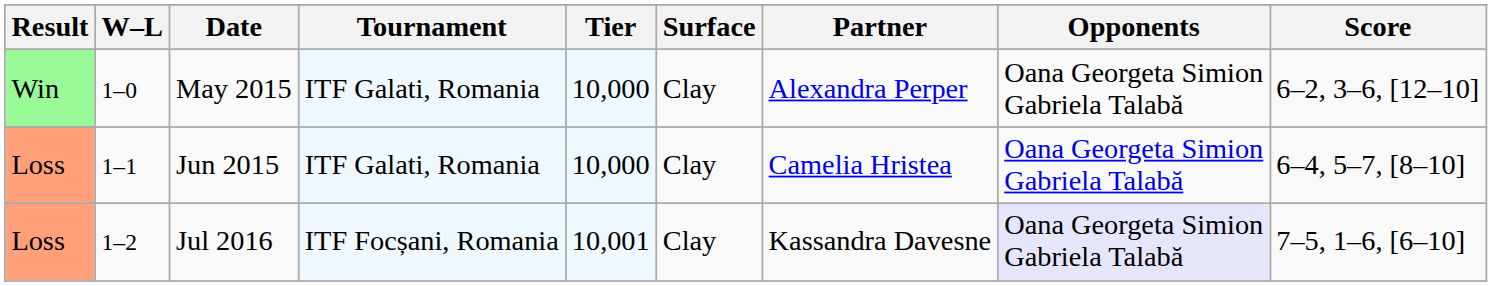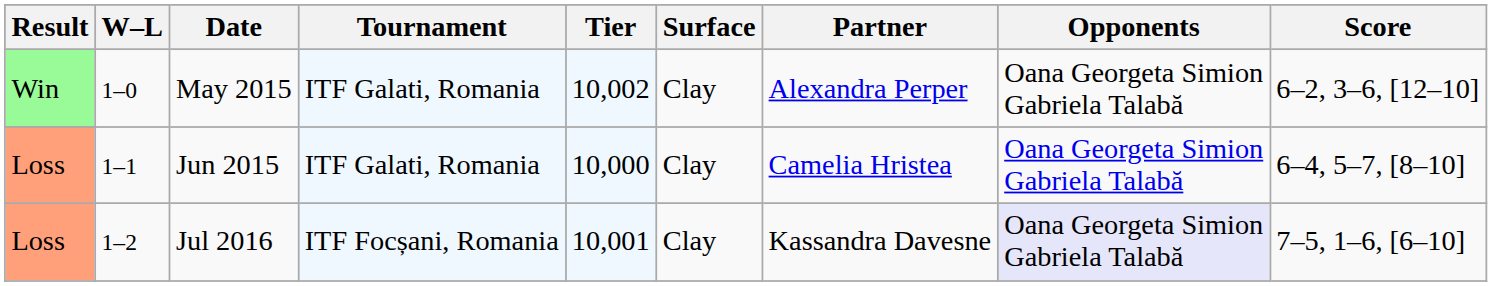(611, 87) 10,000 -> (611, 87) 10,002
